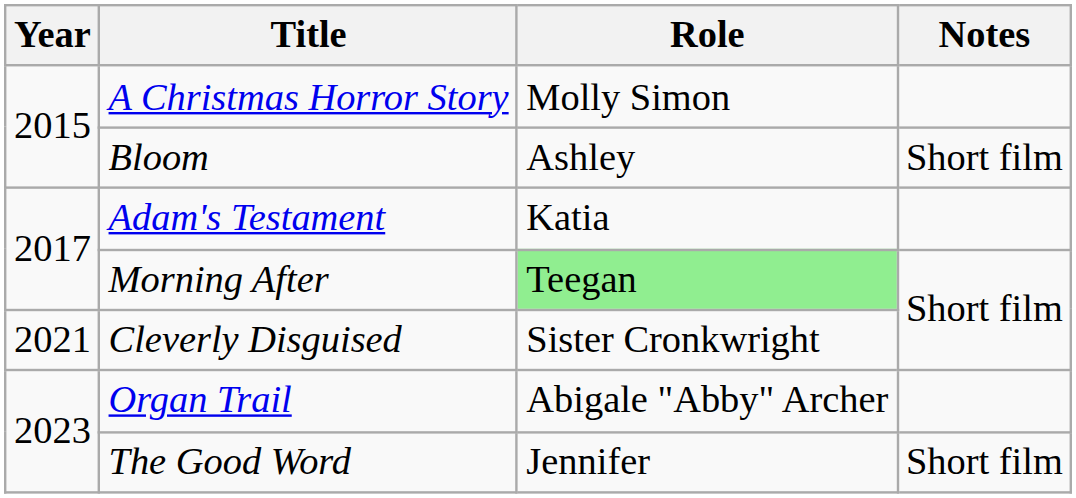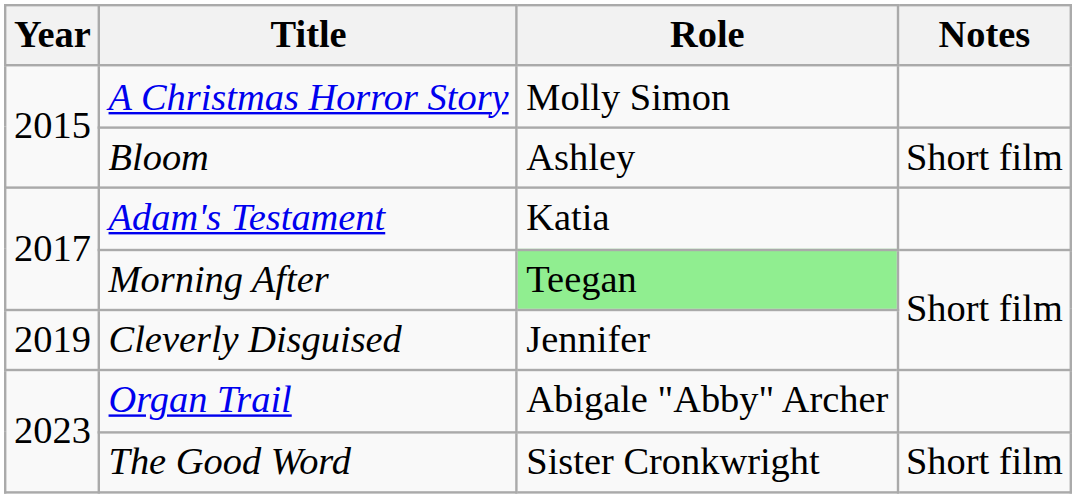(52, 339) 2021 -> (52, 339) 2019
(673, 339) Sister Cronkwright -> (588, 339) Jennifer
(588, 461) Jennifer -> (673, 461) Sister Cronkwright
